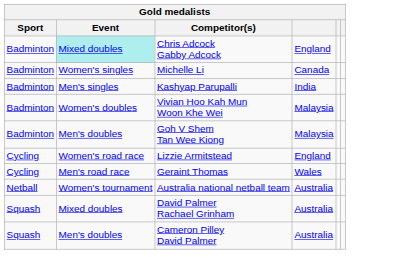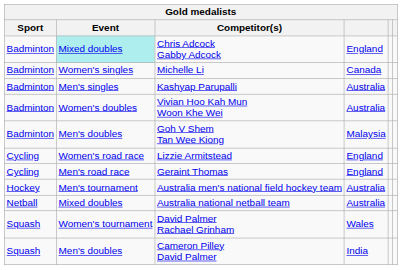(305, 86) India -> (366, 86) Australia
(314, 107) Malaysia -> (366, 107) Australia
(308, 171) Wales -> (365, 171) England
+ row: (249, 187)
(105, 187) Women's tournament -> (91, 203) Mixed doubles
(91, 208) Mixed doubles -> (105, 224) Women's tournament
(314, 208) Australia -> (360, 224) Wales
(314, 235) Australia -> (357, 251) India
